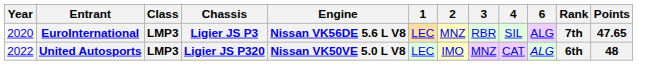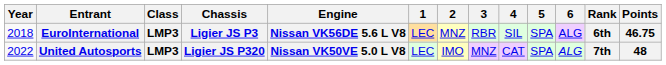+ column: (542, 14)
(20, 33) 2020 -> (20, 33) 2018
(574, 33) 7th -> (602, 33) 6th
(612, 33) 47.65 -> (640, 33) 46.75
(574, 51) 6th -> (602, 51) 7th
